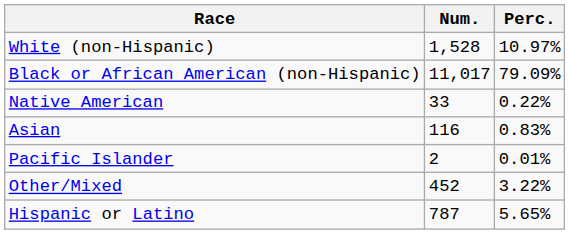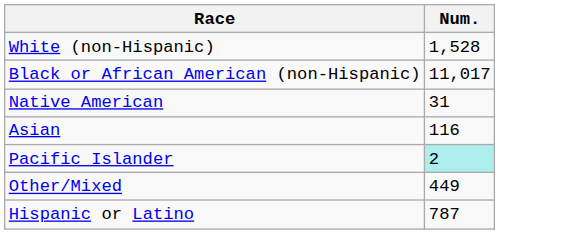- column: (530, 19)
(439, 103) 33 -> (439, 103) 31
(434, 158) no background -> (434, 158) paleturquoise background
(444, 186) 452 -> (444, 186) 449
